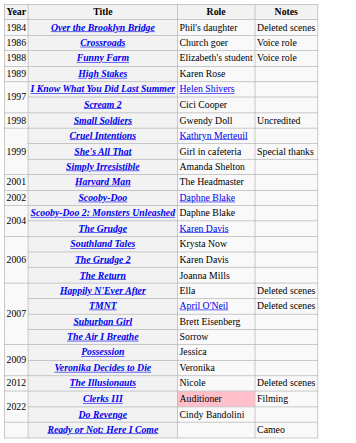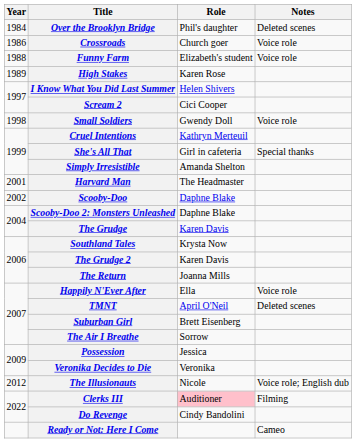(279, 120) Uncredited -> (277, 120) Voice role
(286, 290) Deleted scenes -> (277, 290) Voice role
(286, 383) Deleted scenes -> (303, 383) Voice role; English dub
